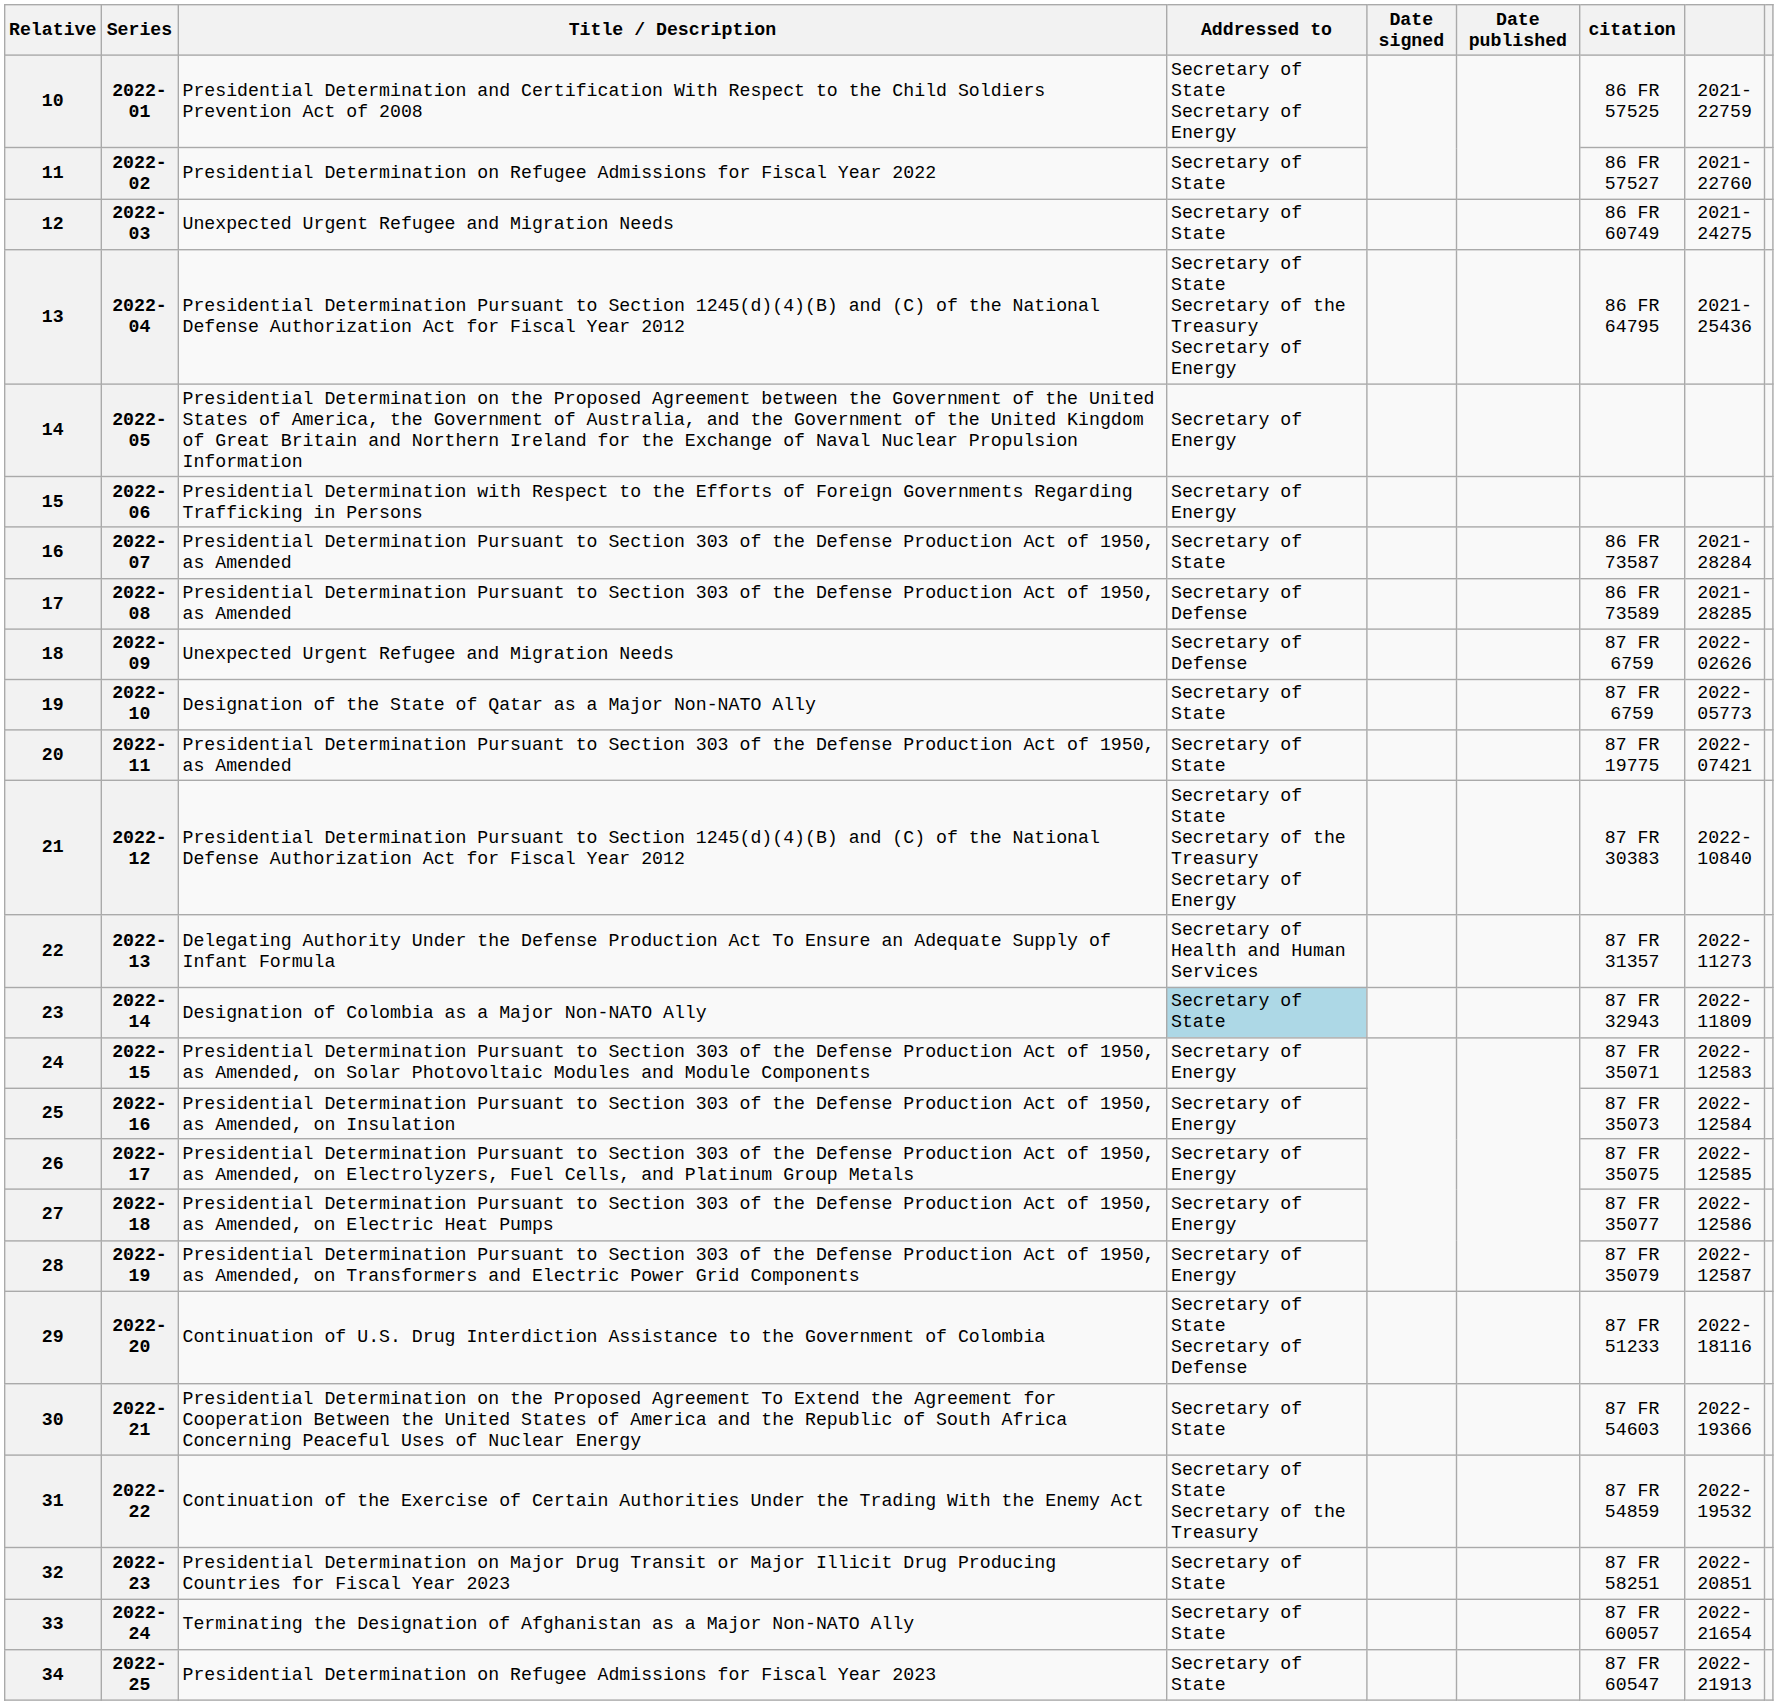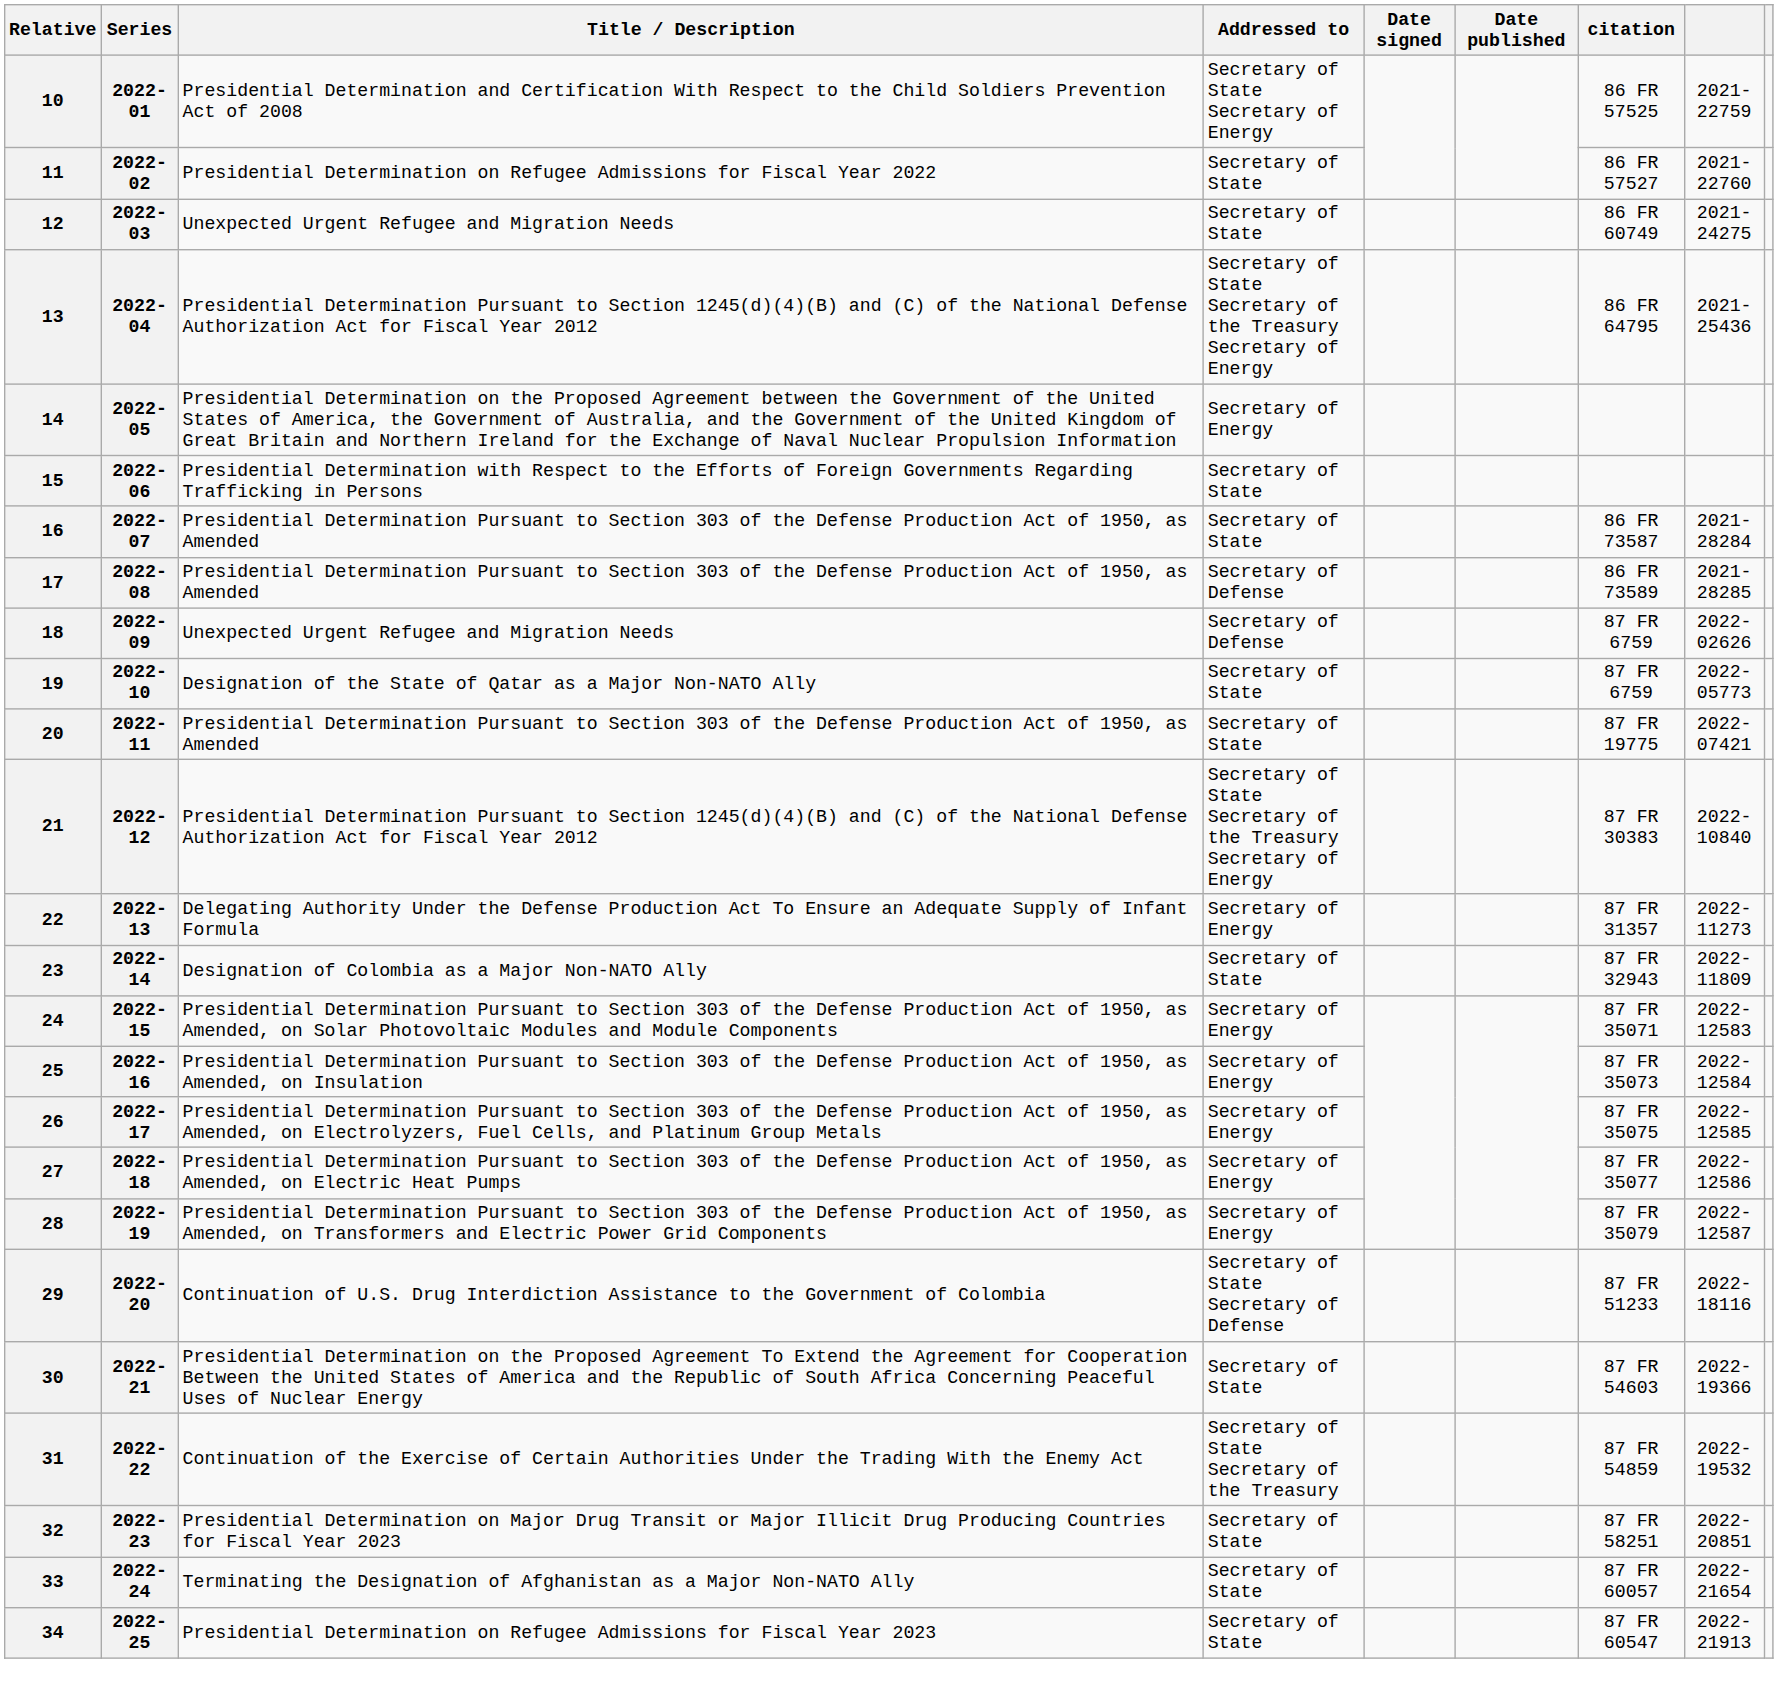(1237, 502) Secretary of Energy -> (1273, 481) Secretary of State
(1258, 951) Secretary of Health and Human Services -> (1273, 920) Secretary of Energy
(1237, 1012) lightblue background -> (1273, 970) no background
